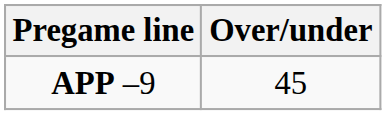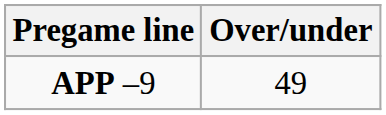(291, 82) 45 -> (291, 82) 49
